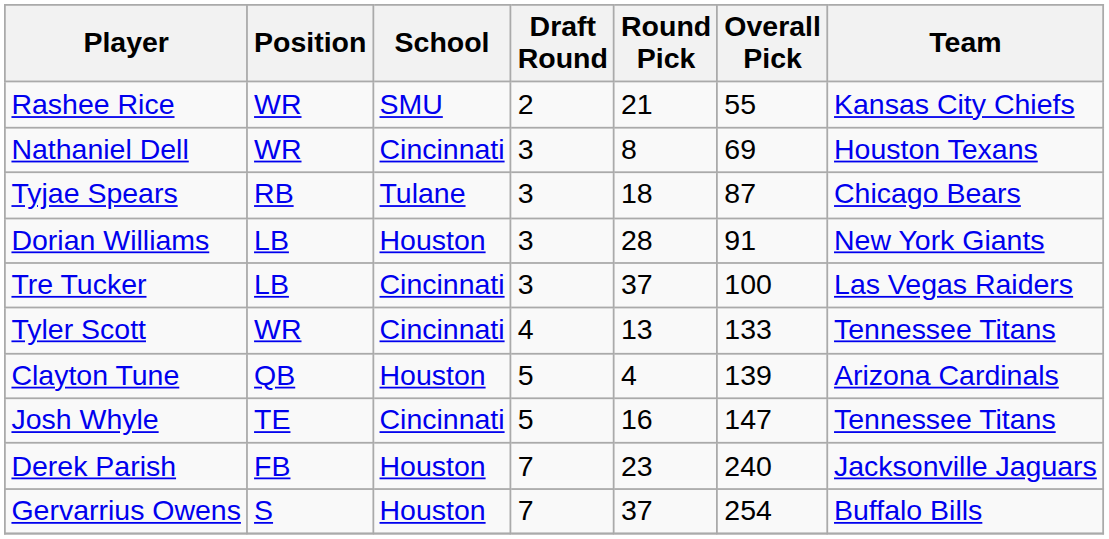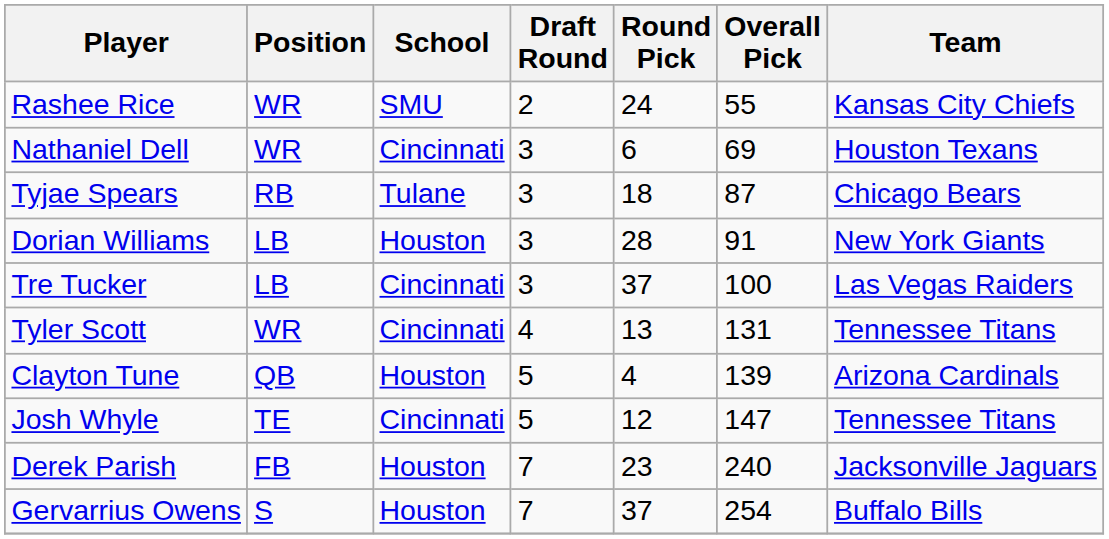(637, 104) 21 -> (637, 104) 24
(629, 149) 8 -> (629, 149) 6
(748, 330) 133 -> (748, 330) 131
(637, 420) 16 -> (637, 420) 12
